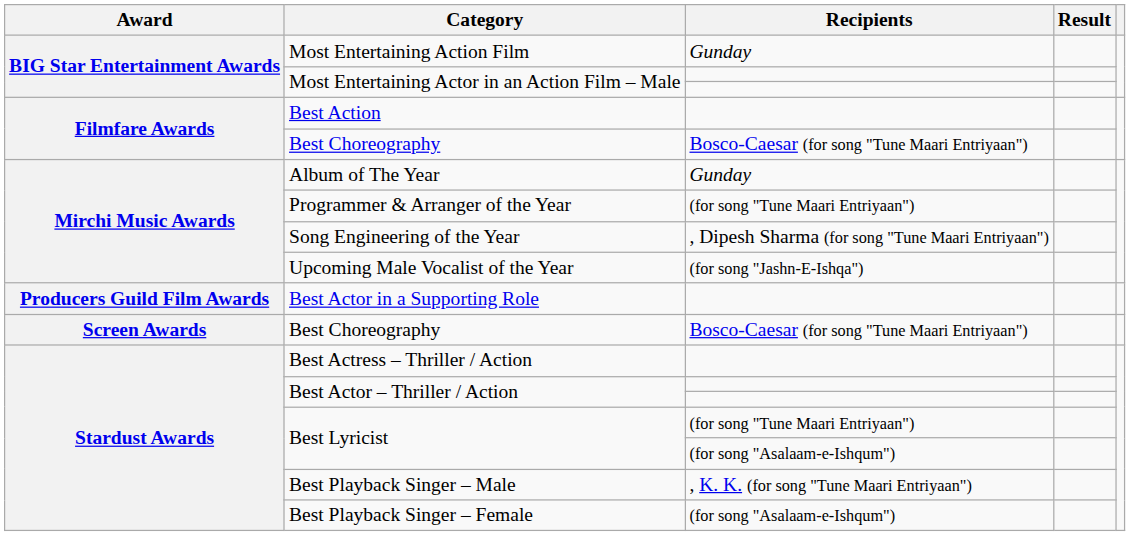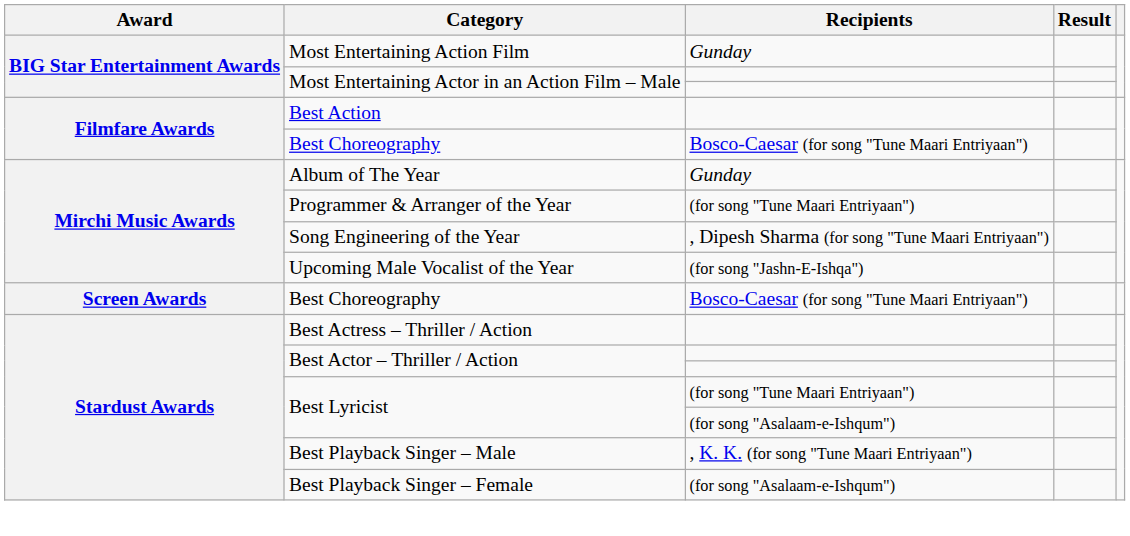- row: (414, 298)
